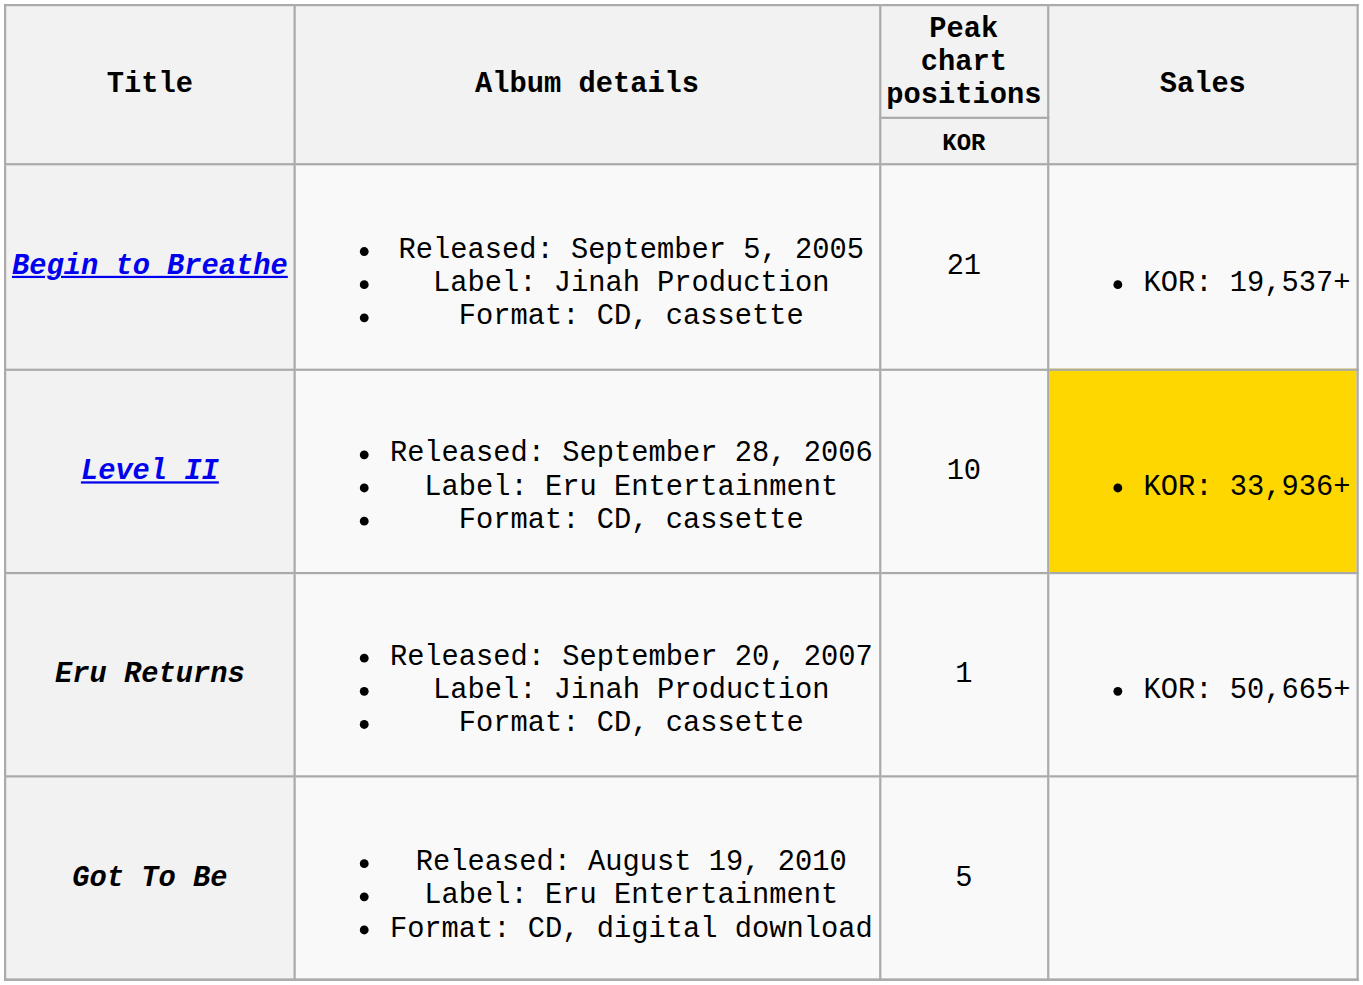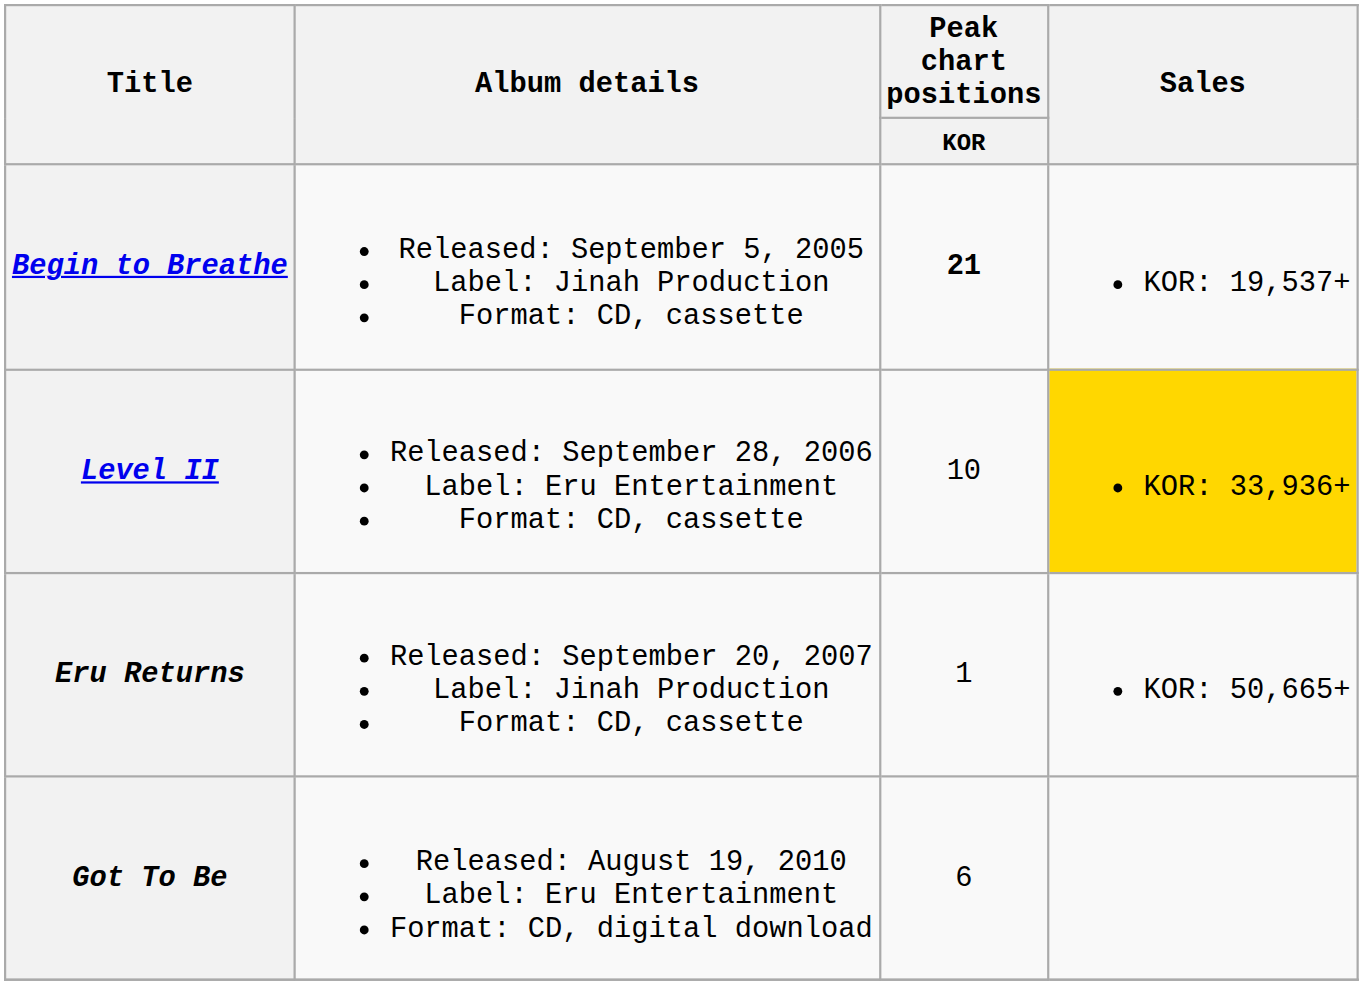(964, 267) normal -> (964, 267) bold
(964, 878) 5 -> (964, 878) 6
